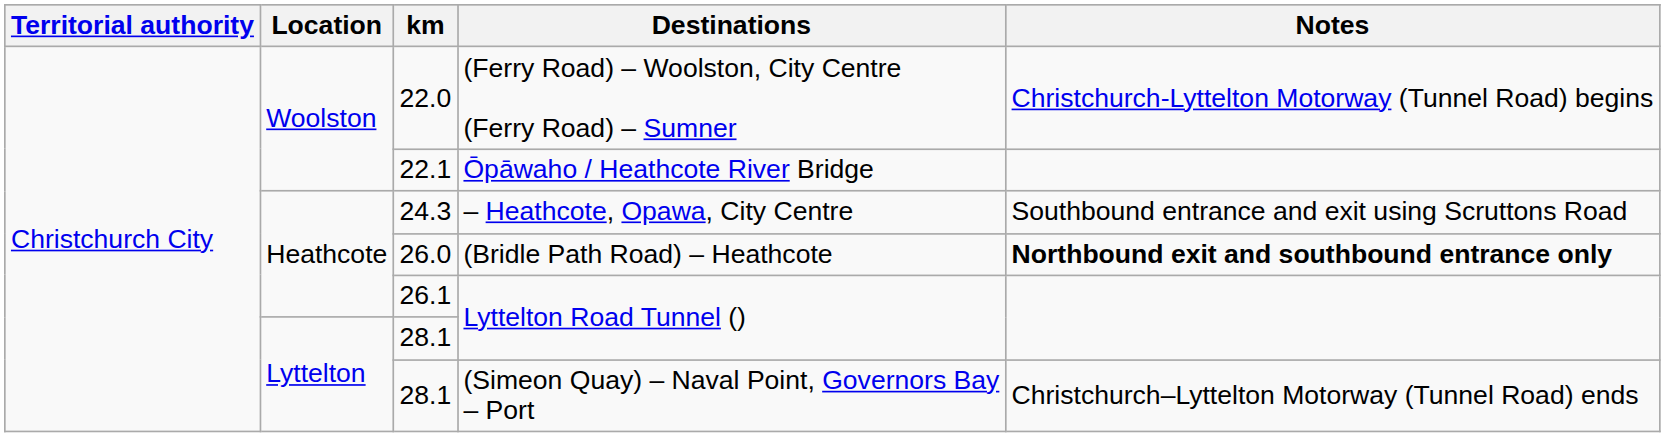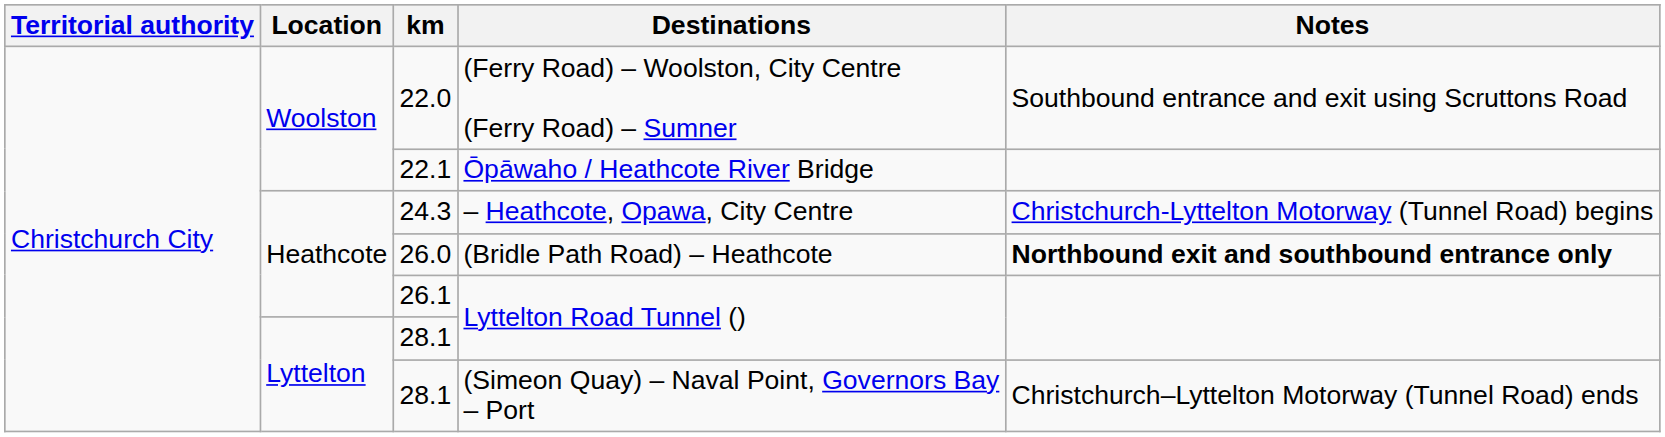(1332, 97) Christchurch-Lyttelton Motorway (Tunnel Road) begins -> (1319, 97) Southbound entrance and exit using Scruttons Road
(1319, 211) Southbound entrance and exit using Scruttons Road -> (1332, 211) Christchurch-Lyttelton Motorway (Tunnel Road) begins
